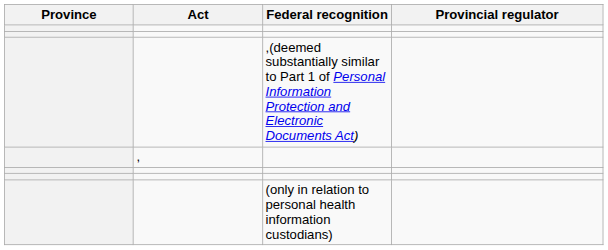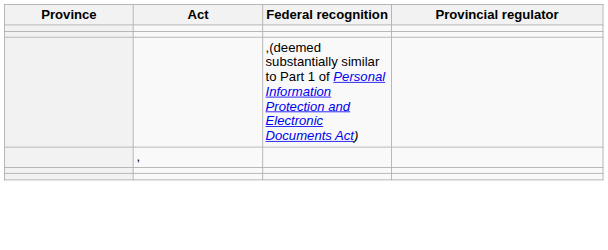- row: (198, 212)
